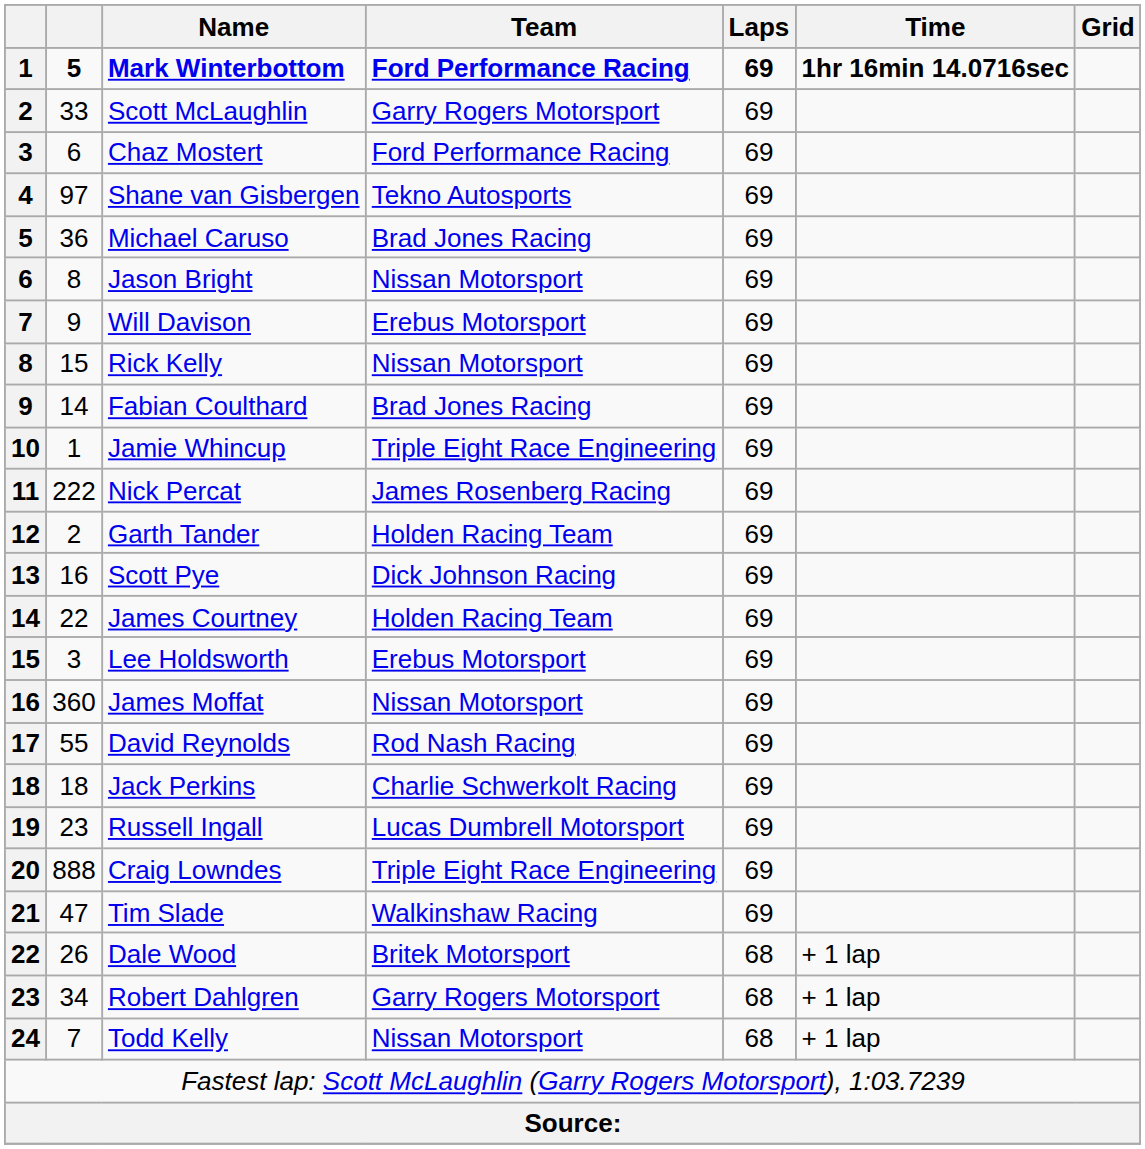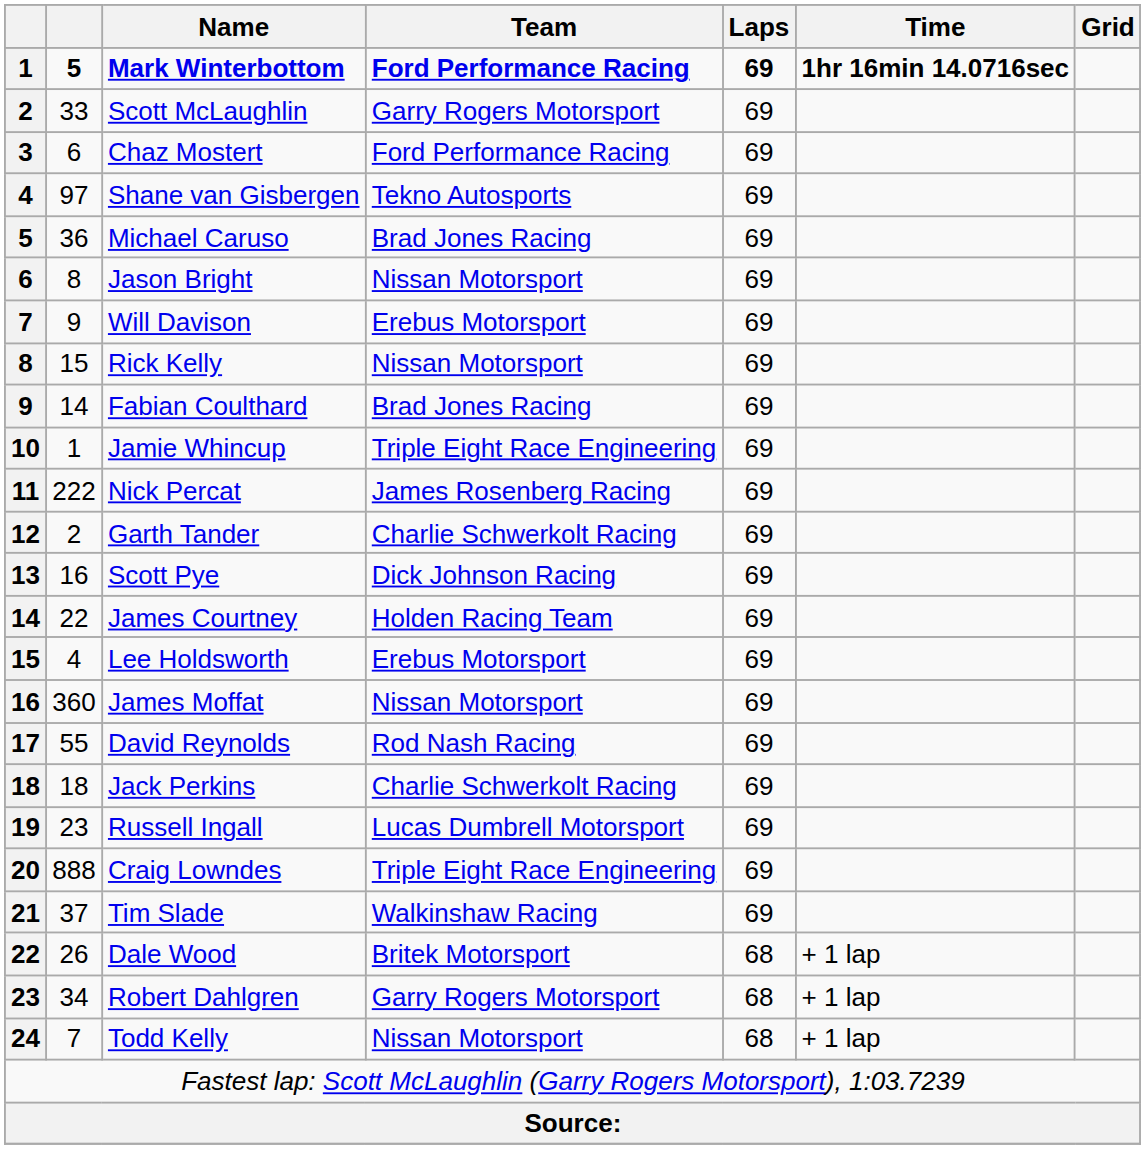(492, 532) Holden Racing Team -> (524, 532) Charlie Schwerkolt Racing
(74, 659) 3 -> (74, 659) 4
(74, 912) 47 -> (74, 912) 37
